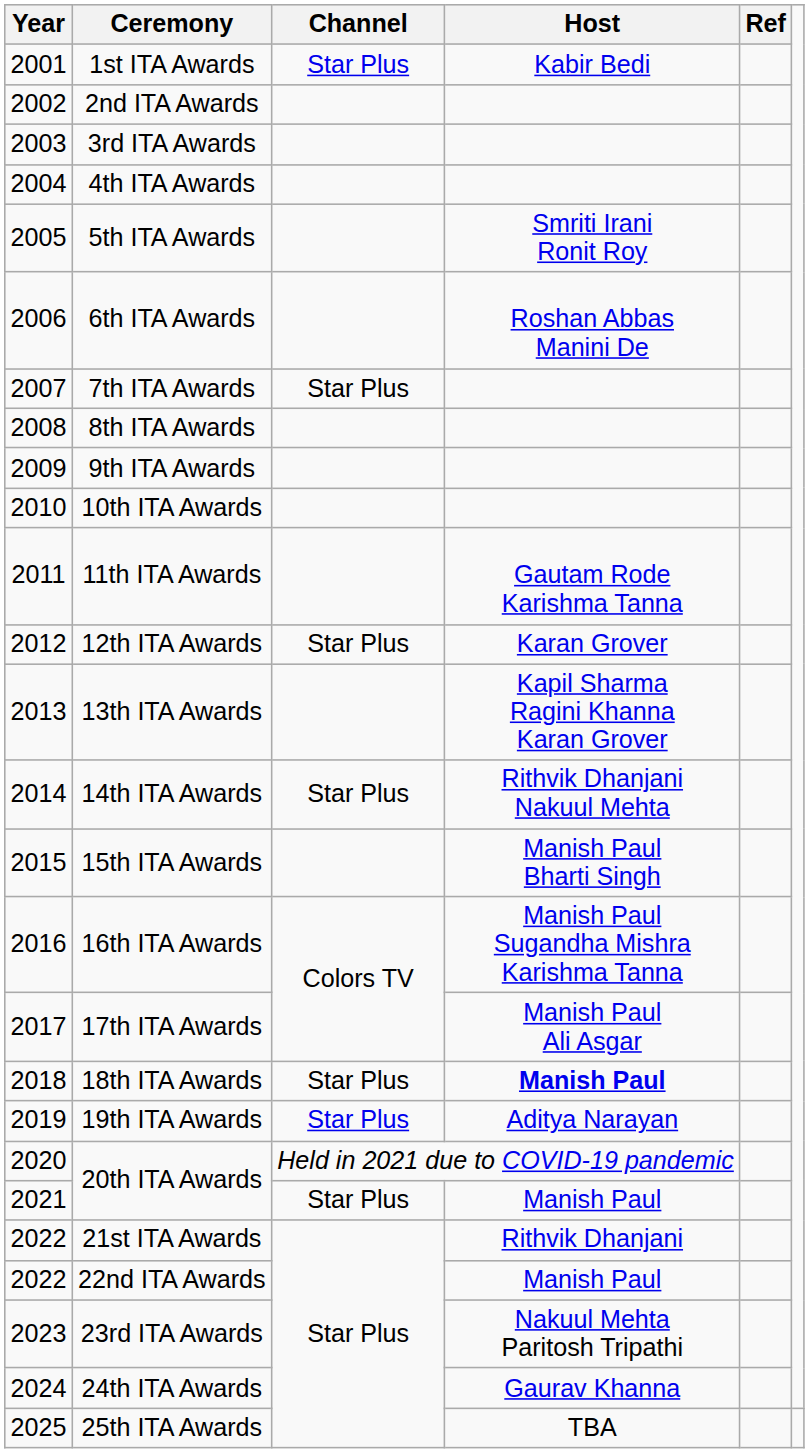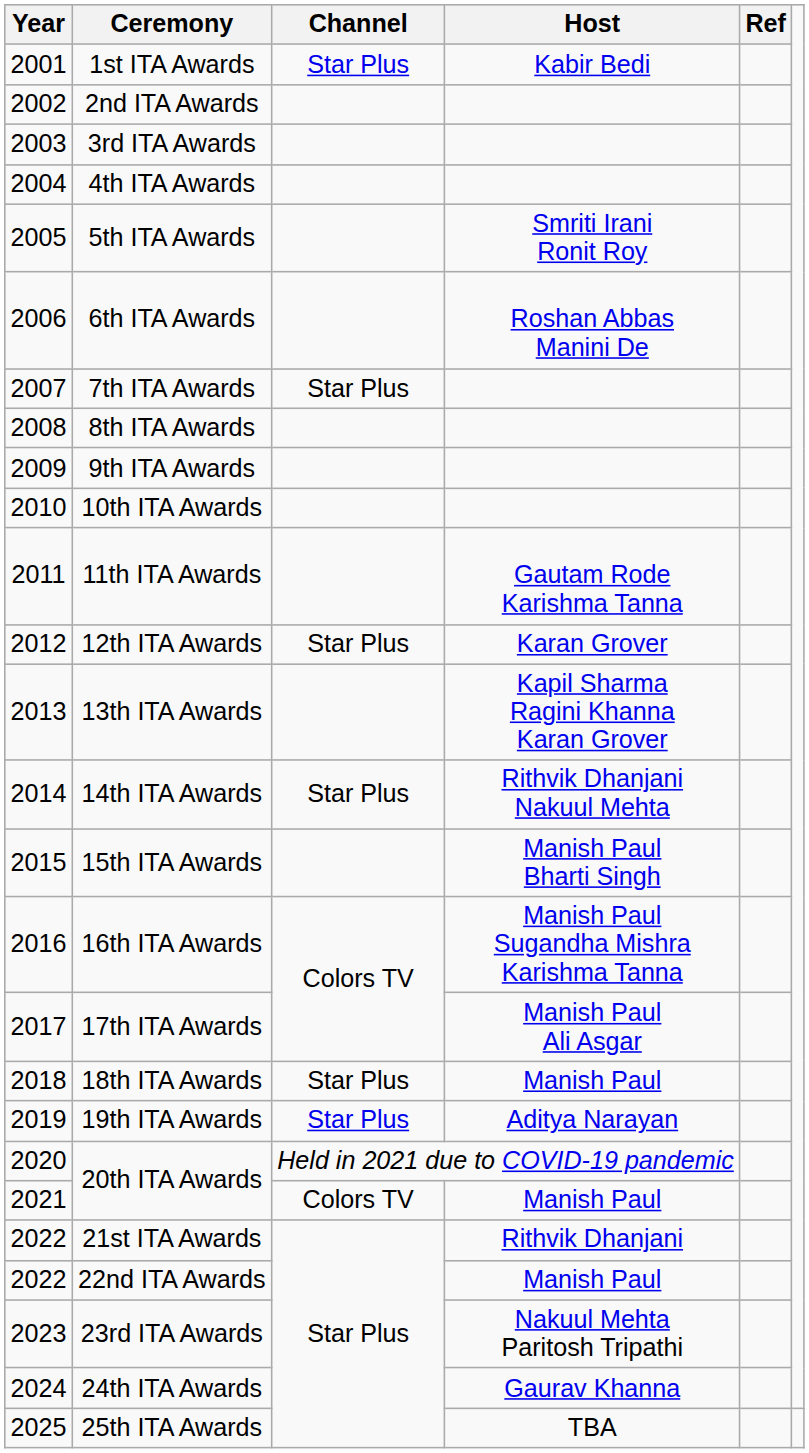(592, 1080) bold -> (592, 1080) normal
(358, 1200) Star Plus -> (358, 1200) Colors TV
